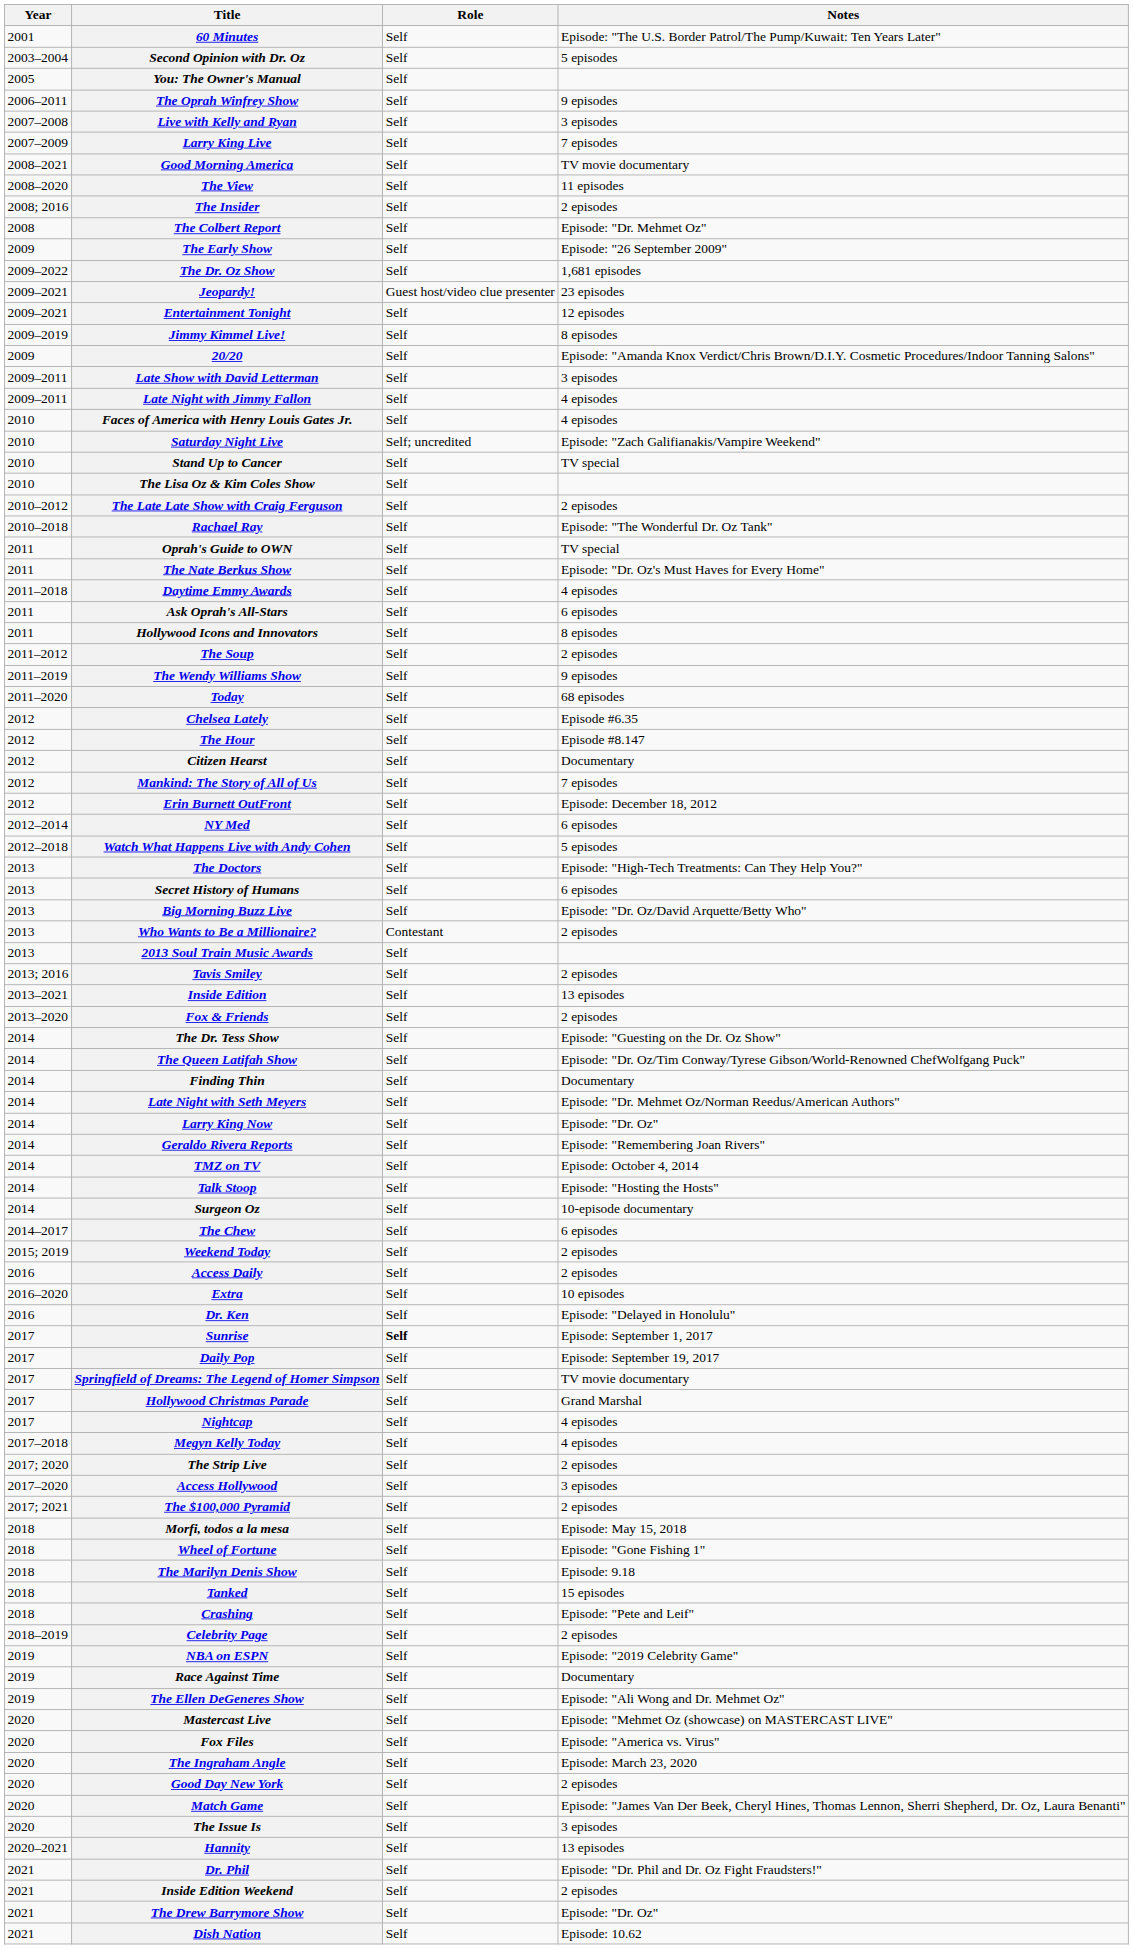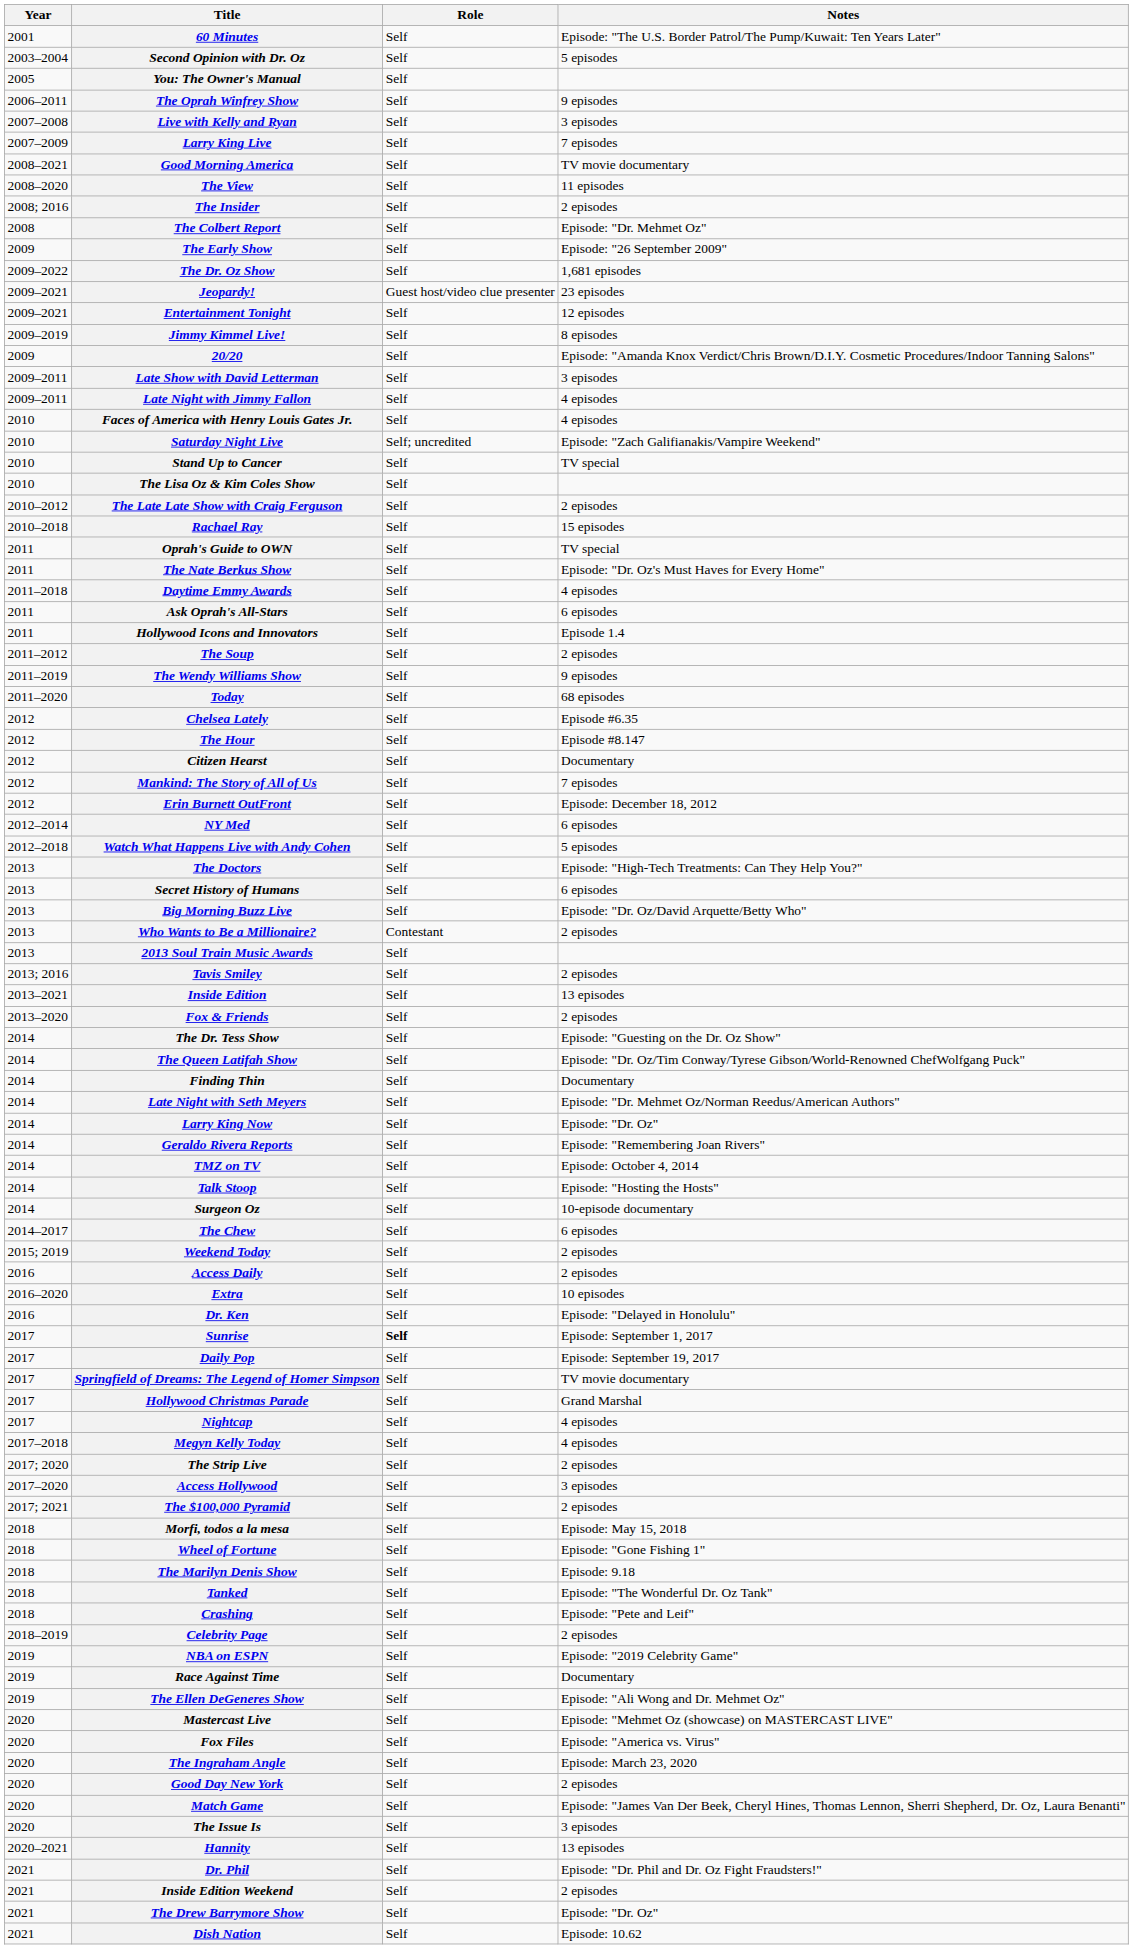(667, 526) Episode: "The Wonderful Dr. Oz Tank" -> (593, 526) 15 episodes
(589, 633) 8 episodes -> (593, 633) Episode 1.4
(593, 1592) 15 episodes -> (667, 1592) Episode: "The Wonderful Dr. Oz Tank"
